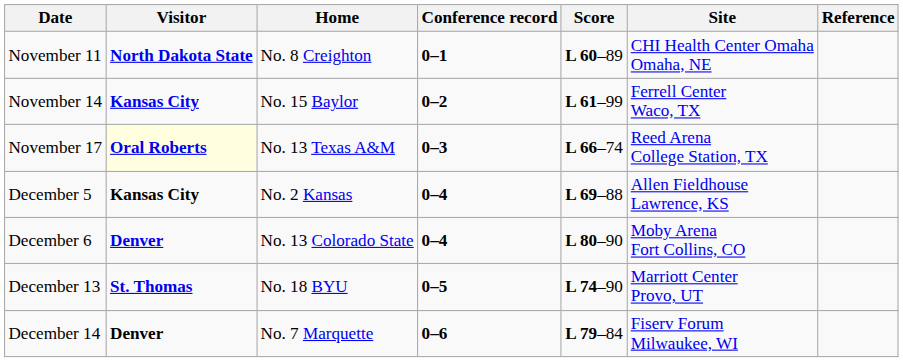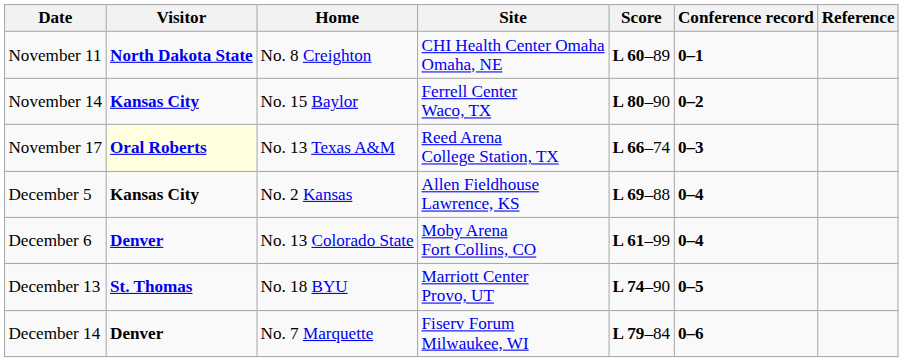columns swapped: (722, 18) <-> (490, 18)
(594, 101) L 61–99 -> (641, 101) L 80–90
(594, 240) L 80–90 -> (641, 240) L 61–99
